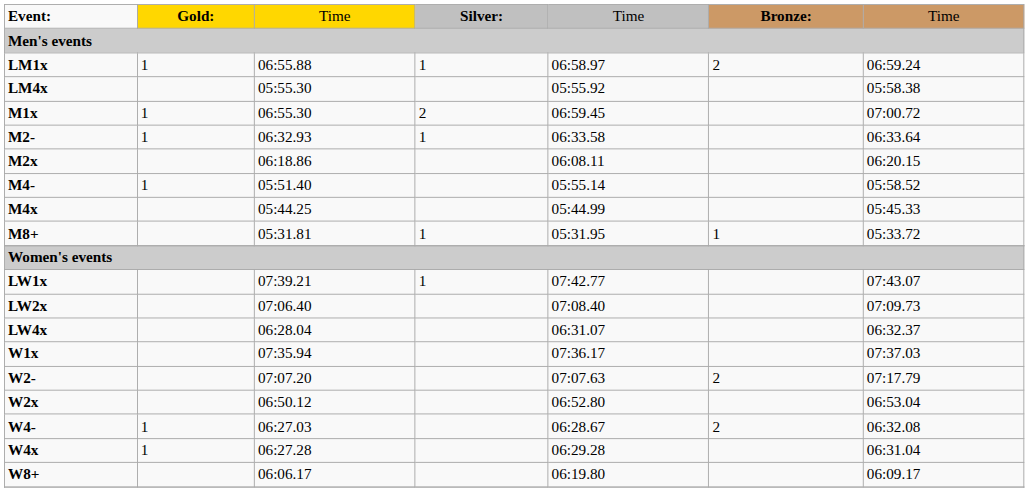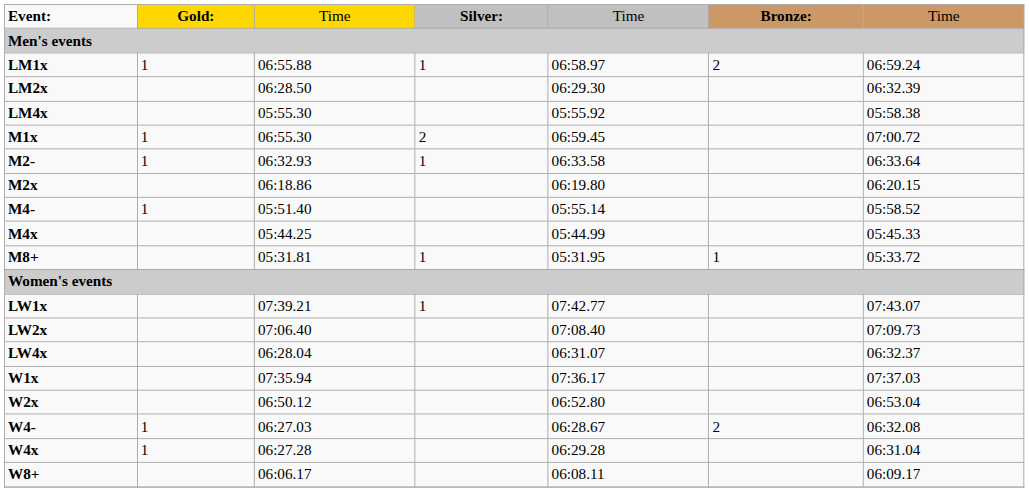+ row: (28, 88)
(578, 161) 06:08.11 -> (578, 185) 06:19.80
- row: (22, 378)
(578, 474) 06:19.80 -> (578, 474) 06:08.11
